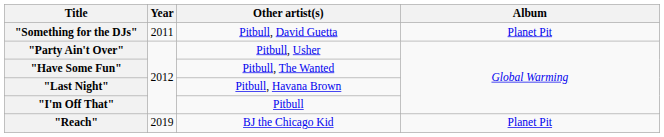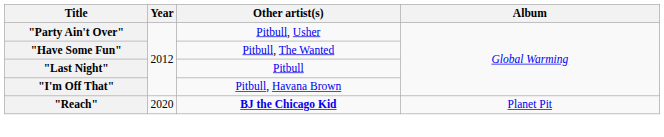- row: (76, 31)
(288, 86) Pitbull, Havana Brown -> (288, 68) Pitbull
(288, 104) Pitbull -> (288, 86) Pitbull, Havana Brown
(162, 123) 2019 -> (162, 104) 2020
(288, 123) normal -> (288, 104) bold
